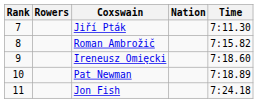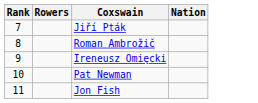- column: (231, 12)
